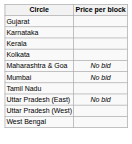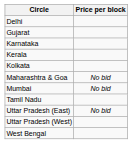+ row: (14, 21)
